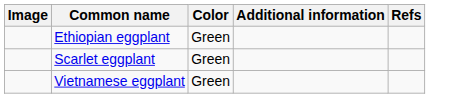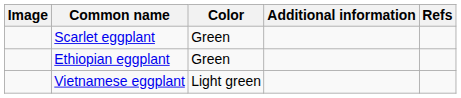rows swapped: (105, 59) <-> (112, 37)
(211, 81) Green -> (226, 81) Light green
